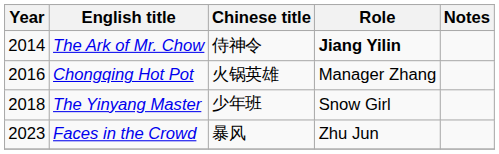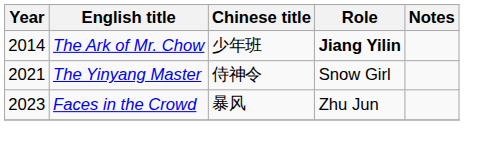(237, 45) 侍神令 -> (237, 45) 少年班
- row: (123, 75)
(27, 104) 2018 -> (27, 75) 2021
(237, 104) 少年班 -> (237, 74) 侍神令
